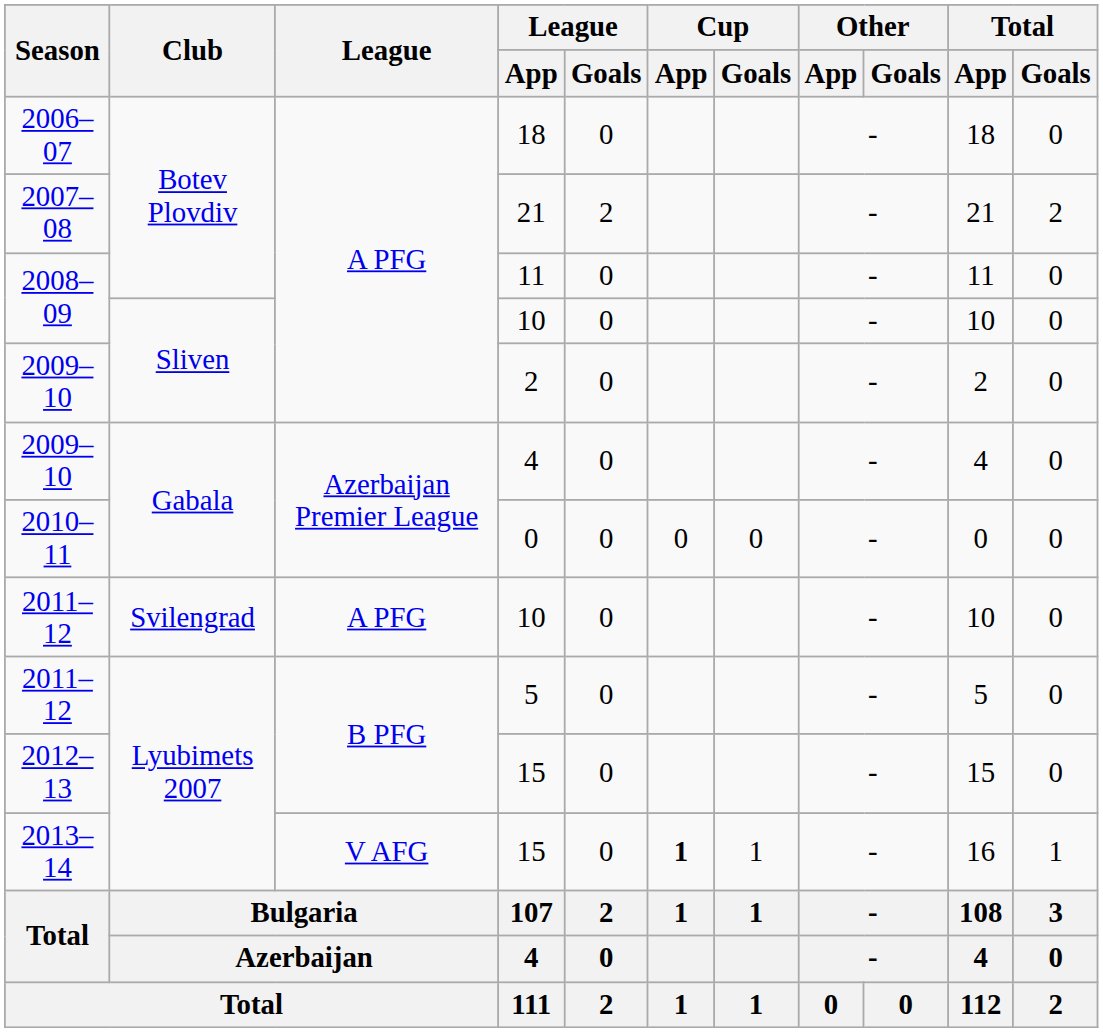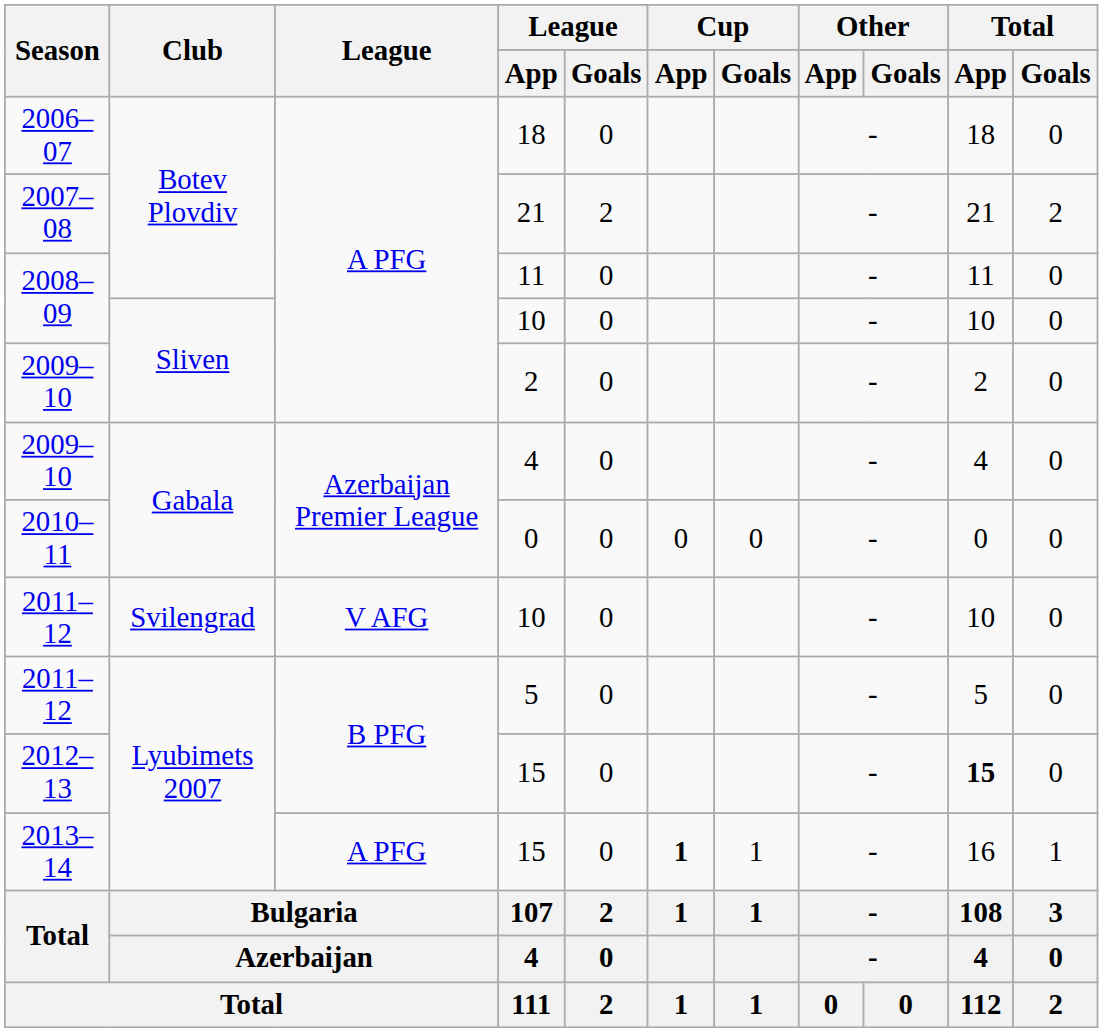(387, 616) A PFG -> (387, 616) V AFG
(981, 772) normal -> (981, 772) bold
(387, 850) V AFG -> (387, 850) A PFG
